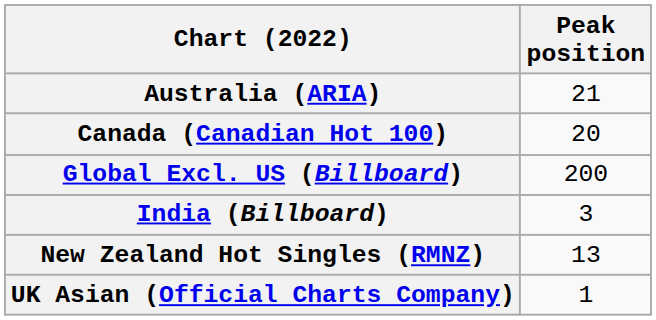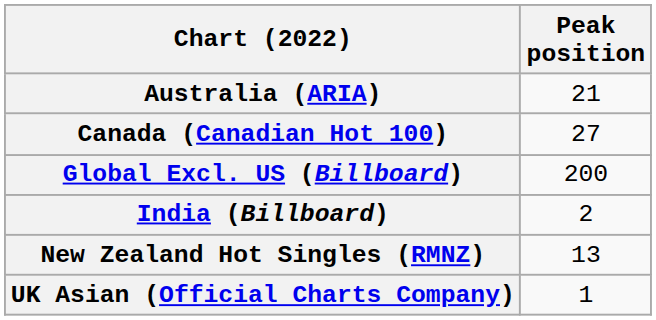(586, 134) 20 -> (586, 134) 27
(586, 215) 3 -> (586, 215) 2
